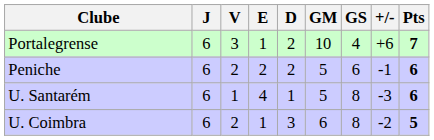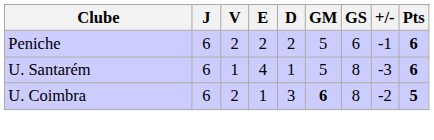- row: (53, 43)
(323, 122) normal -> (323, 95) bold
